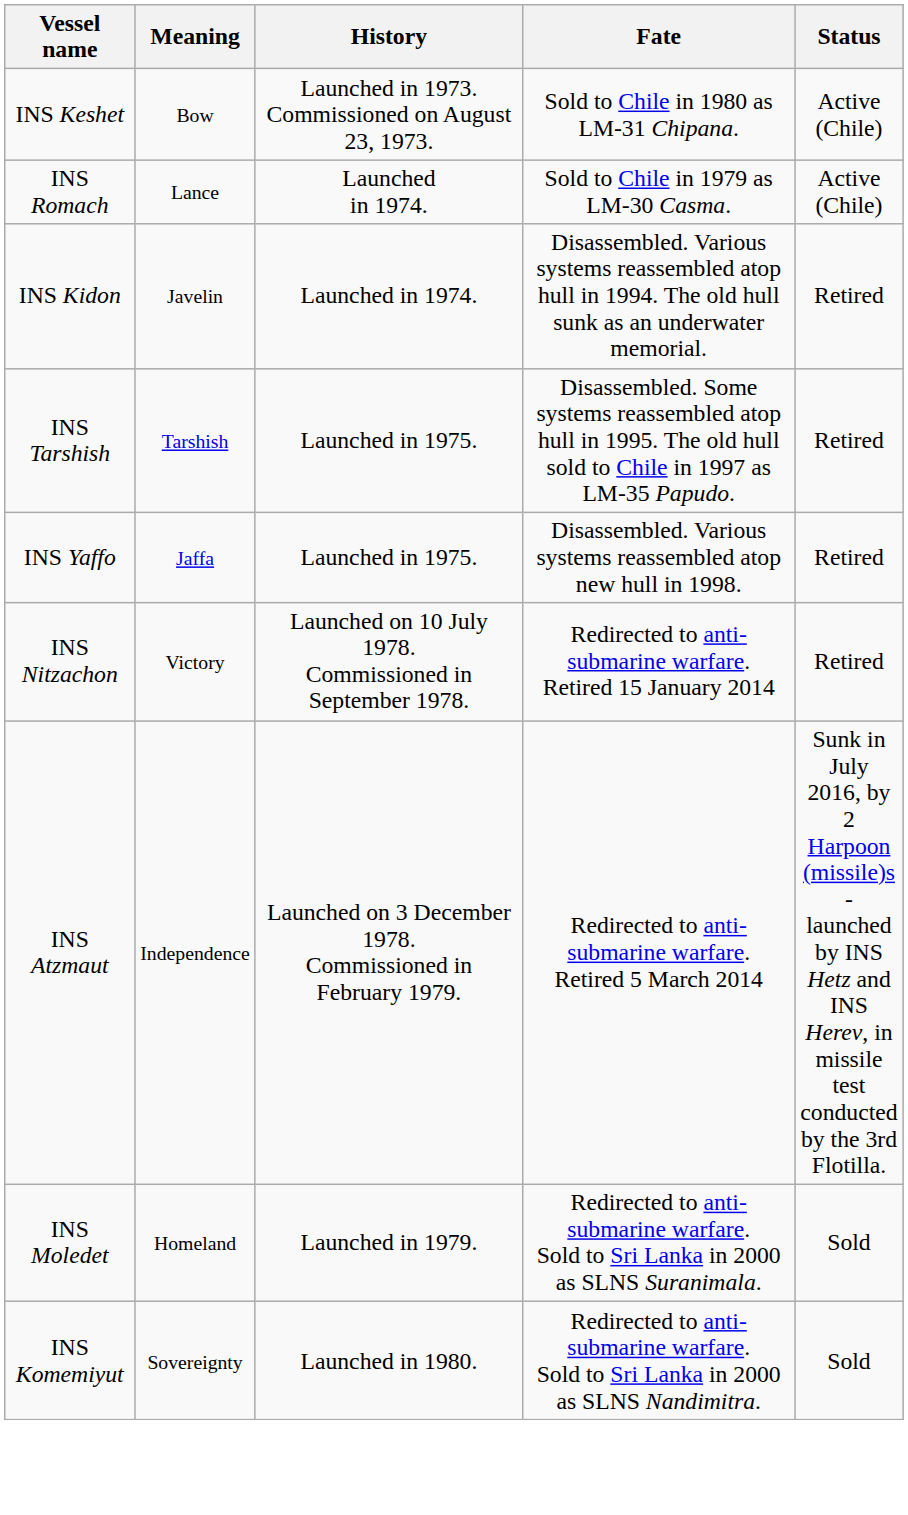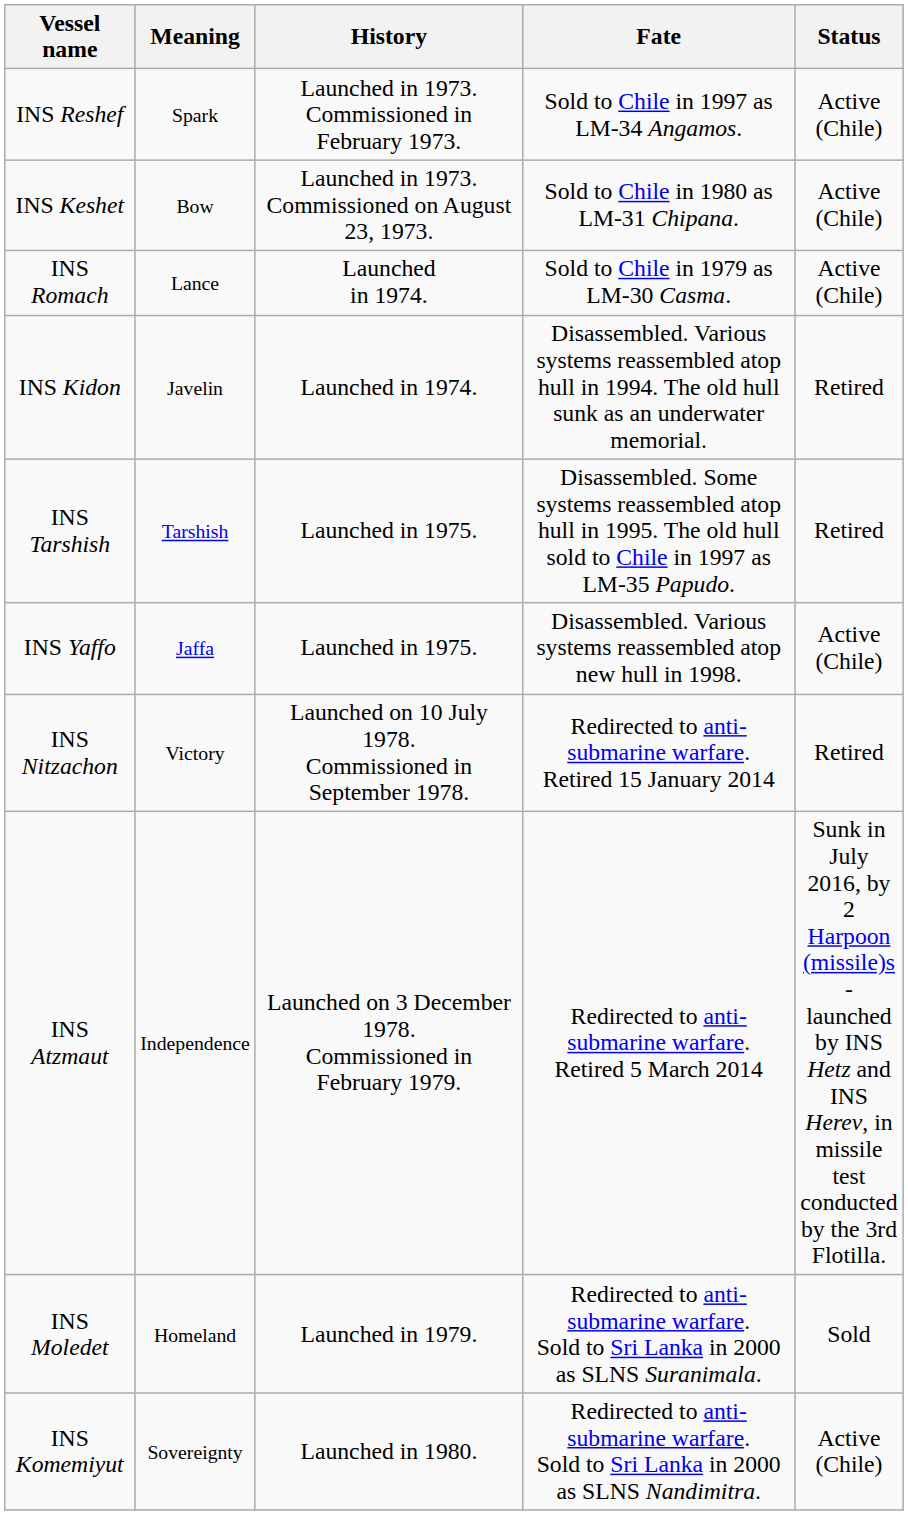+ row: (70, 114)
(849, 557) Retired -> (849, 648) Active (Chile)
(849, 1360) Sold -> (849, 1451) Active (Chile)
